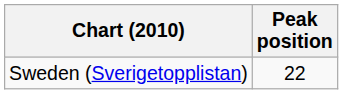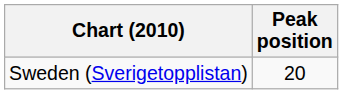(295, 72) 22 -> (295, 72) 20
